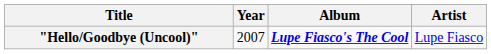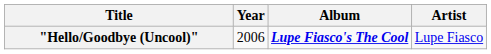(251, 37) 2007 -> (251, 37) 2006
